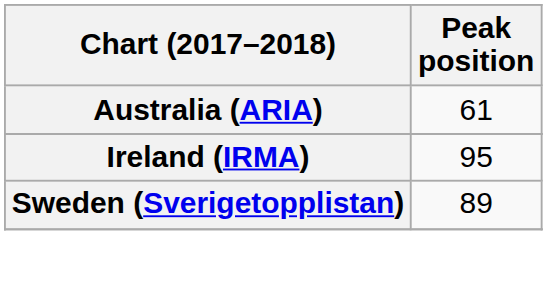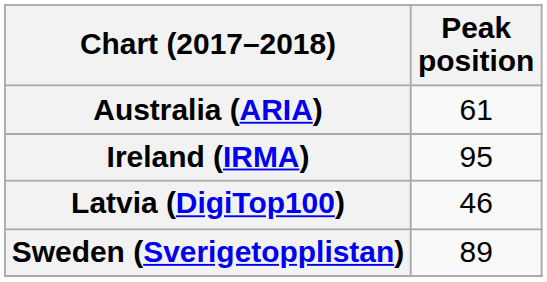+ row: (208, 204)
